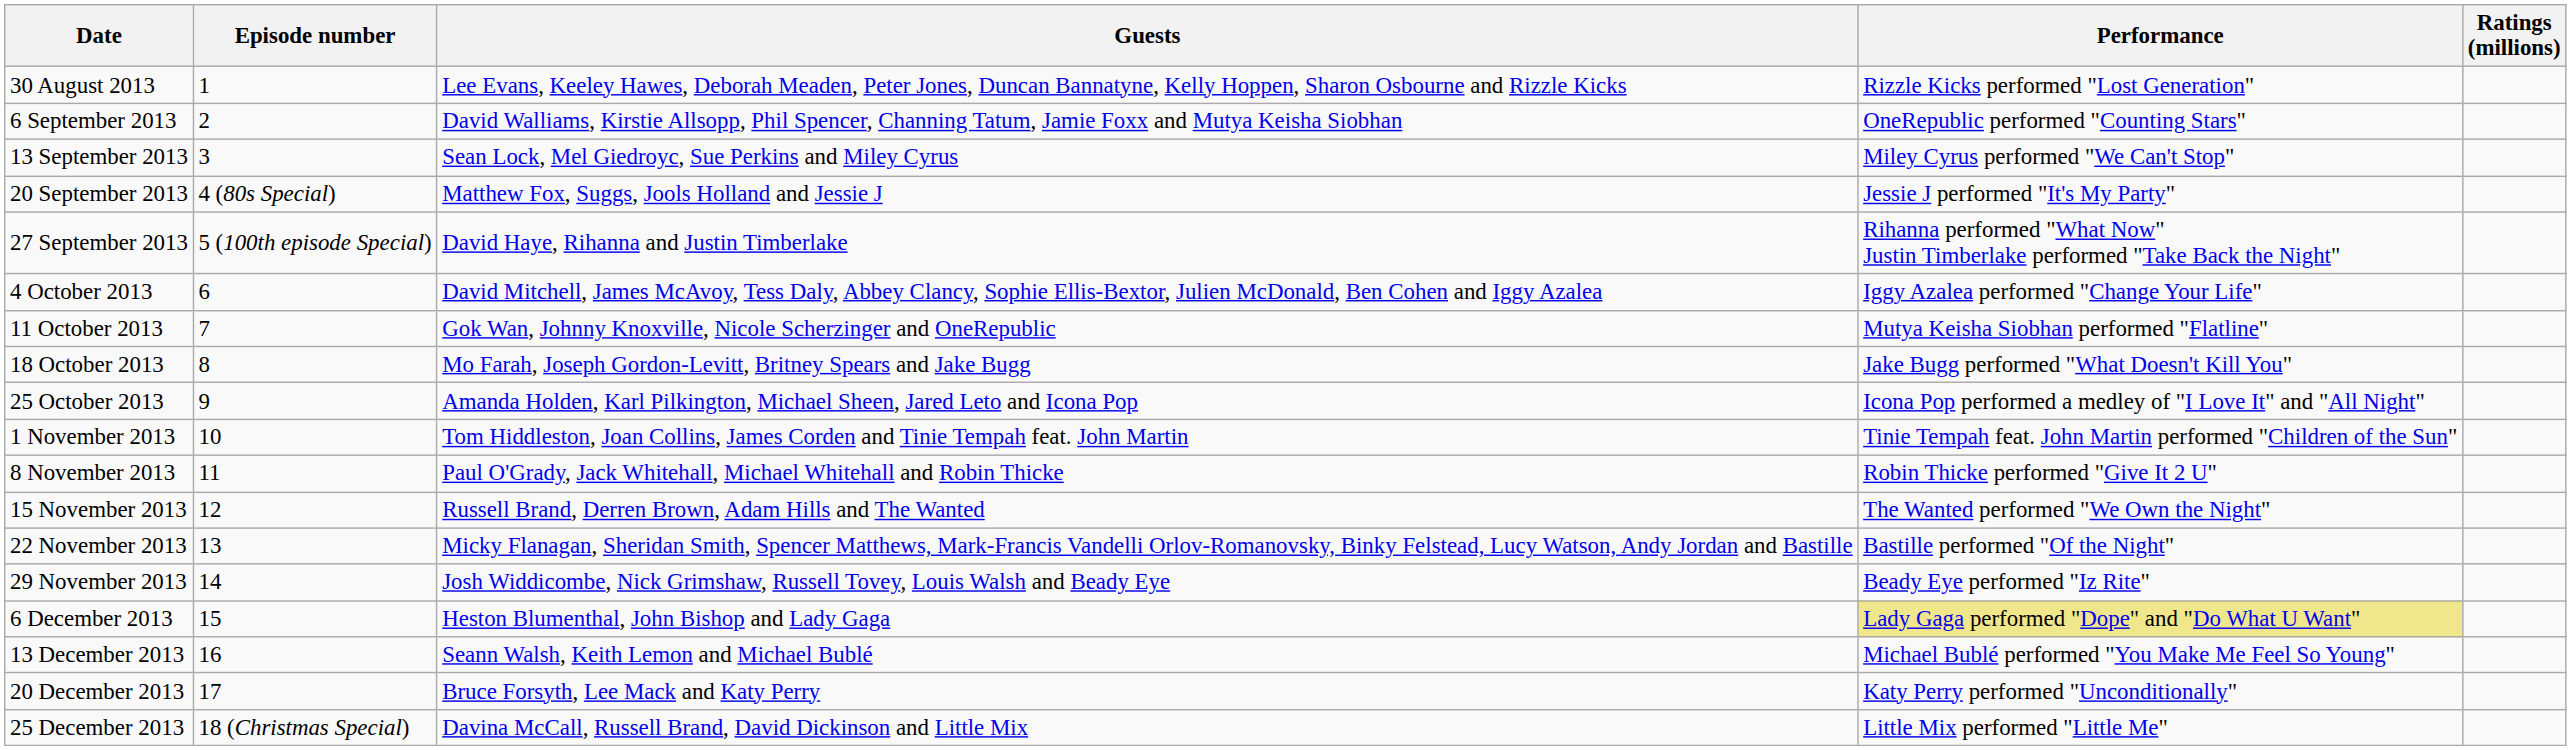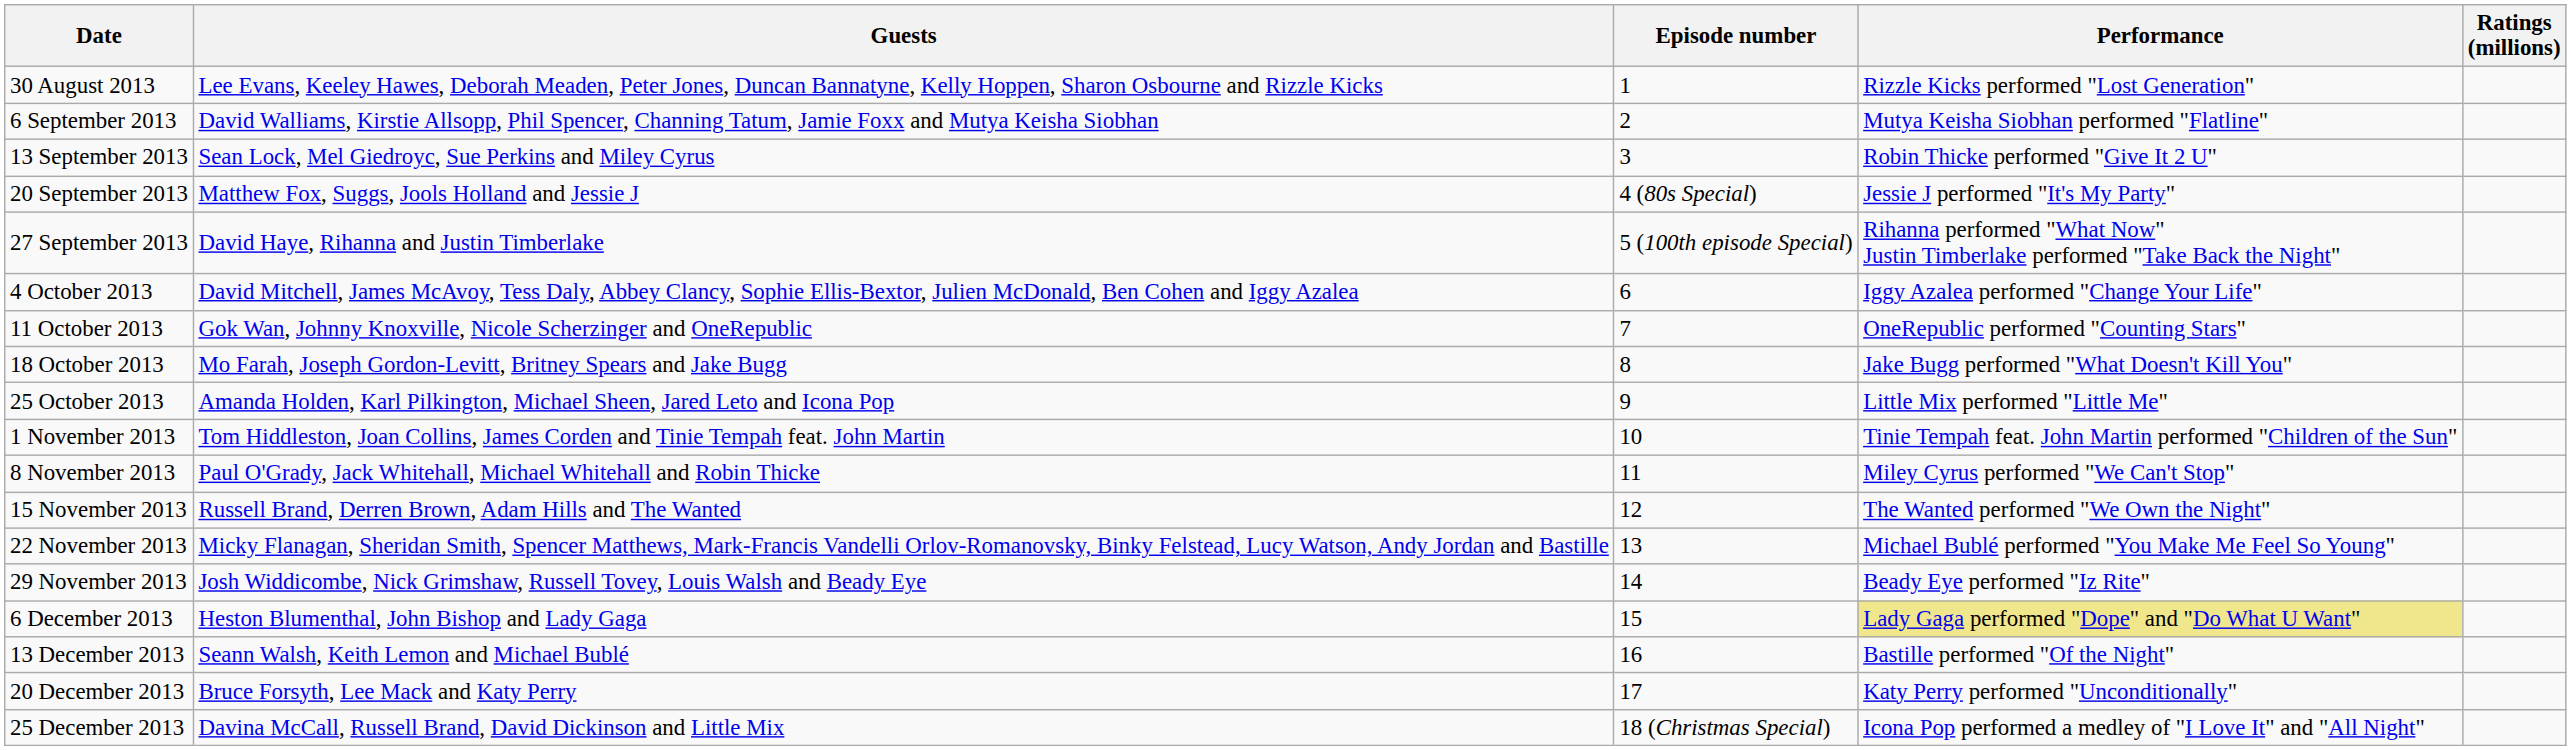columns swapped: (315, 35) <-> (1147, 35)
(2055, 120) OneRepublic performed "Counting Stars" -> (2066, 120) Mutya Keisha Siobhan performed "Flatline"
(2049, 157) Miley Cyrus performed "We Can't Stop" -> (2040, 157) Robin Thicke performed "Give It 2 U"
(2066, 328) Mutya Keisha Siobhan performed "Flatline" -> (2055, 328) OneRepublic performed "Counting Stars"
(2144, 400) Icona Pop performed a medley of "I Love It" and "All Night" -> (2015, 400) Little Mix performed "Little Me"
(2040, 473) Robin Thicke performed "Give It 2 U" -> (2049, 473) Miley Cyrus performed "We Can't Stop"
(2019, 545) Bastille performed "Of the Night" -> (2129, 545) Michael Bublé performed "You Make Me Feel So Young"
(2129, 654) Michael Bublé performed "You Make Me Feel So Young" -> (2019, 654) Bastille performed "Of the Night"
(2015, 727) Little Mix performed "Little Me" -> (2144, 727) Icona Pop performed a medley of "I Love It" and "All Night"
